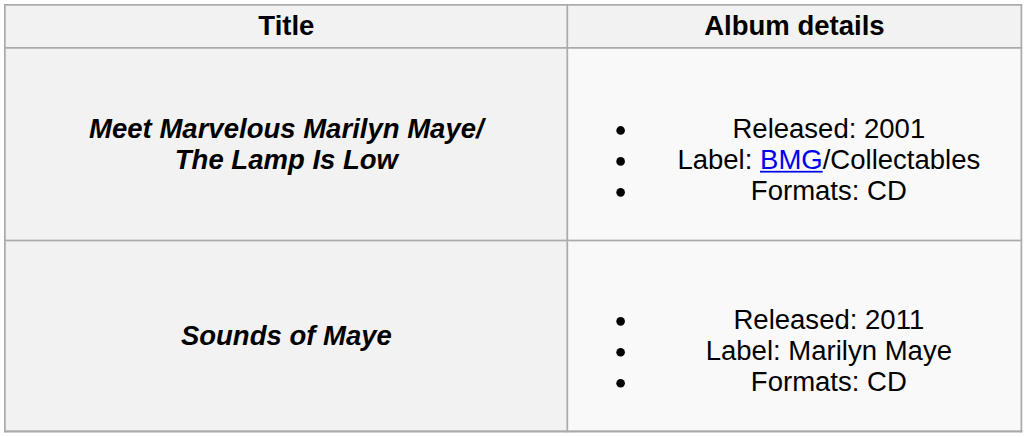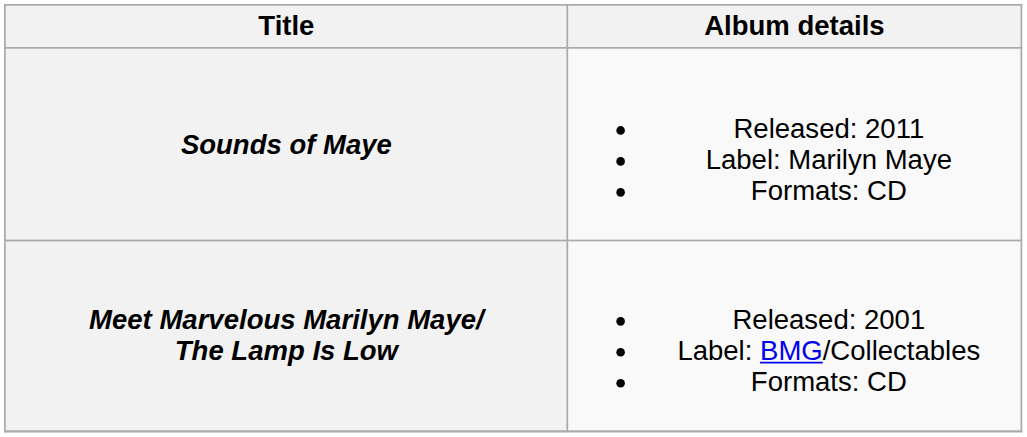rows swapped: (286, 143) <-> (286, 335)
